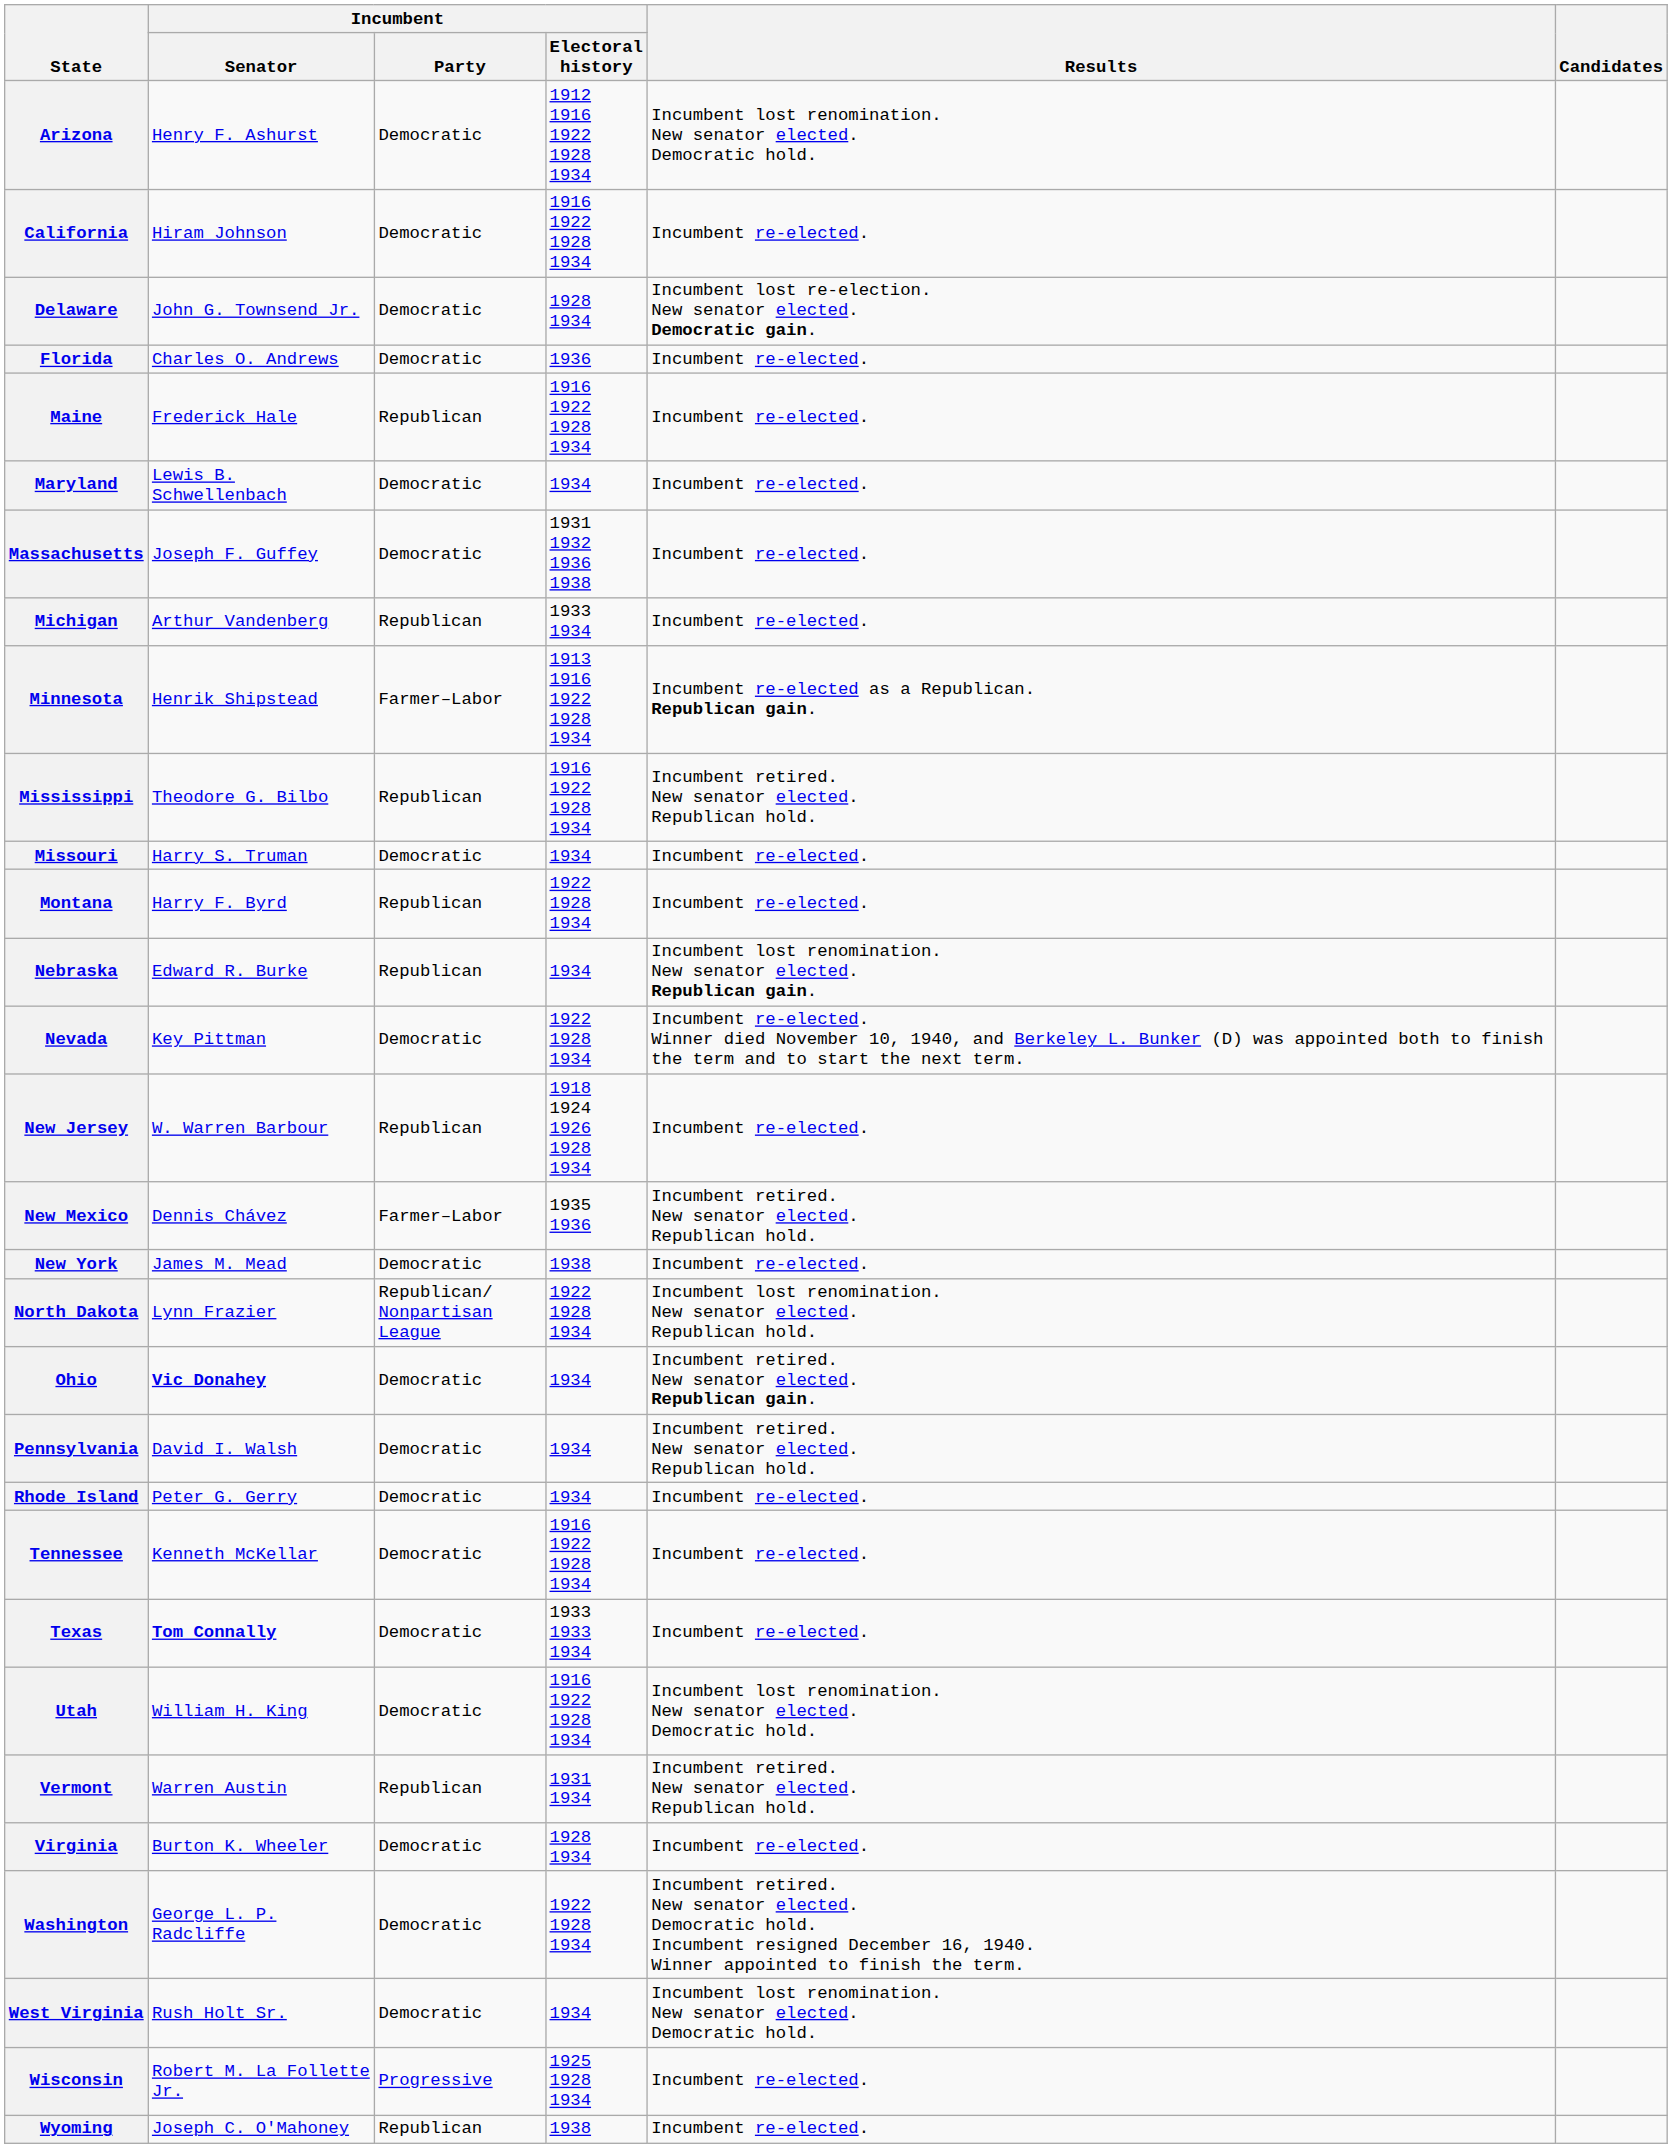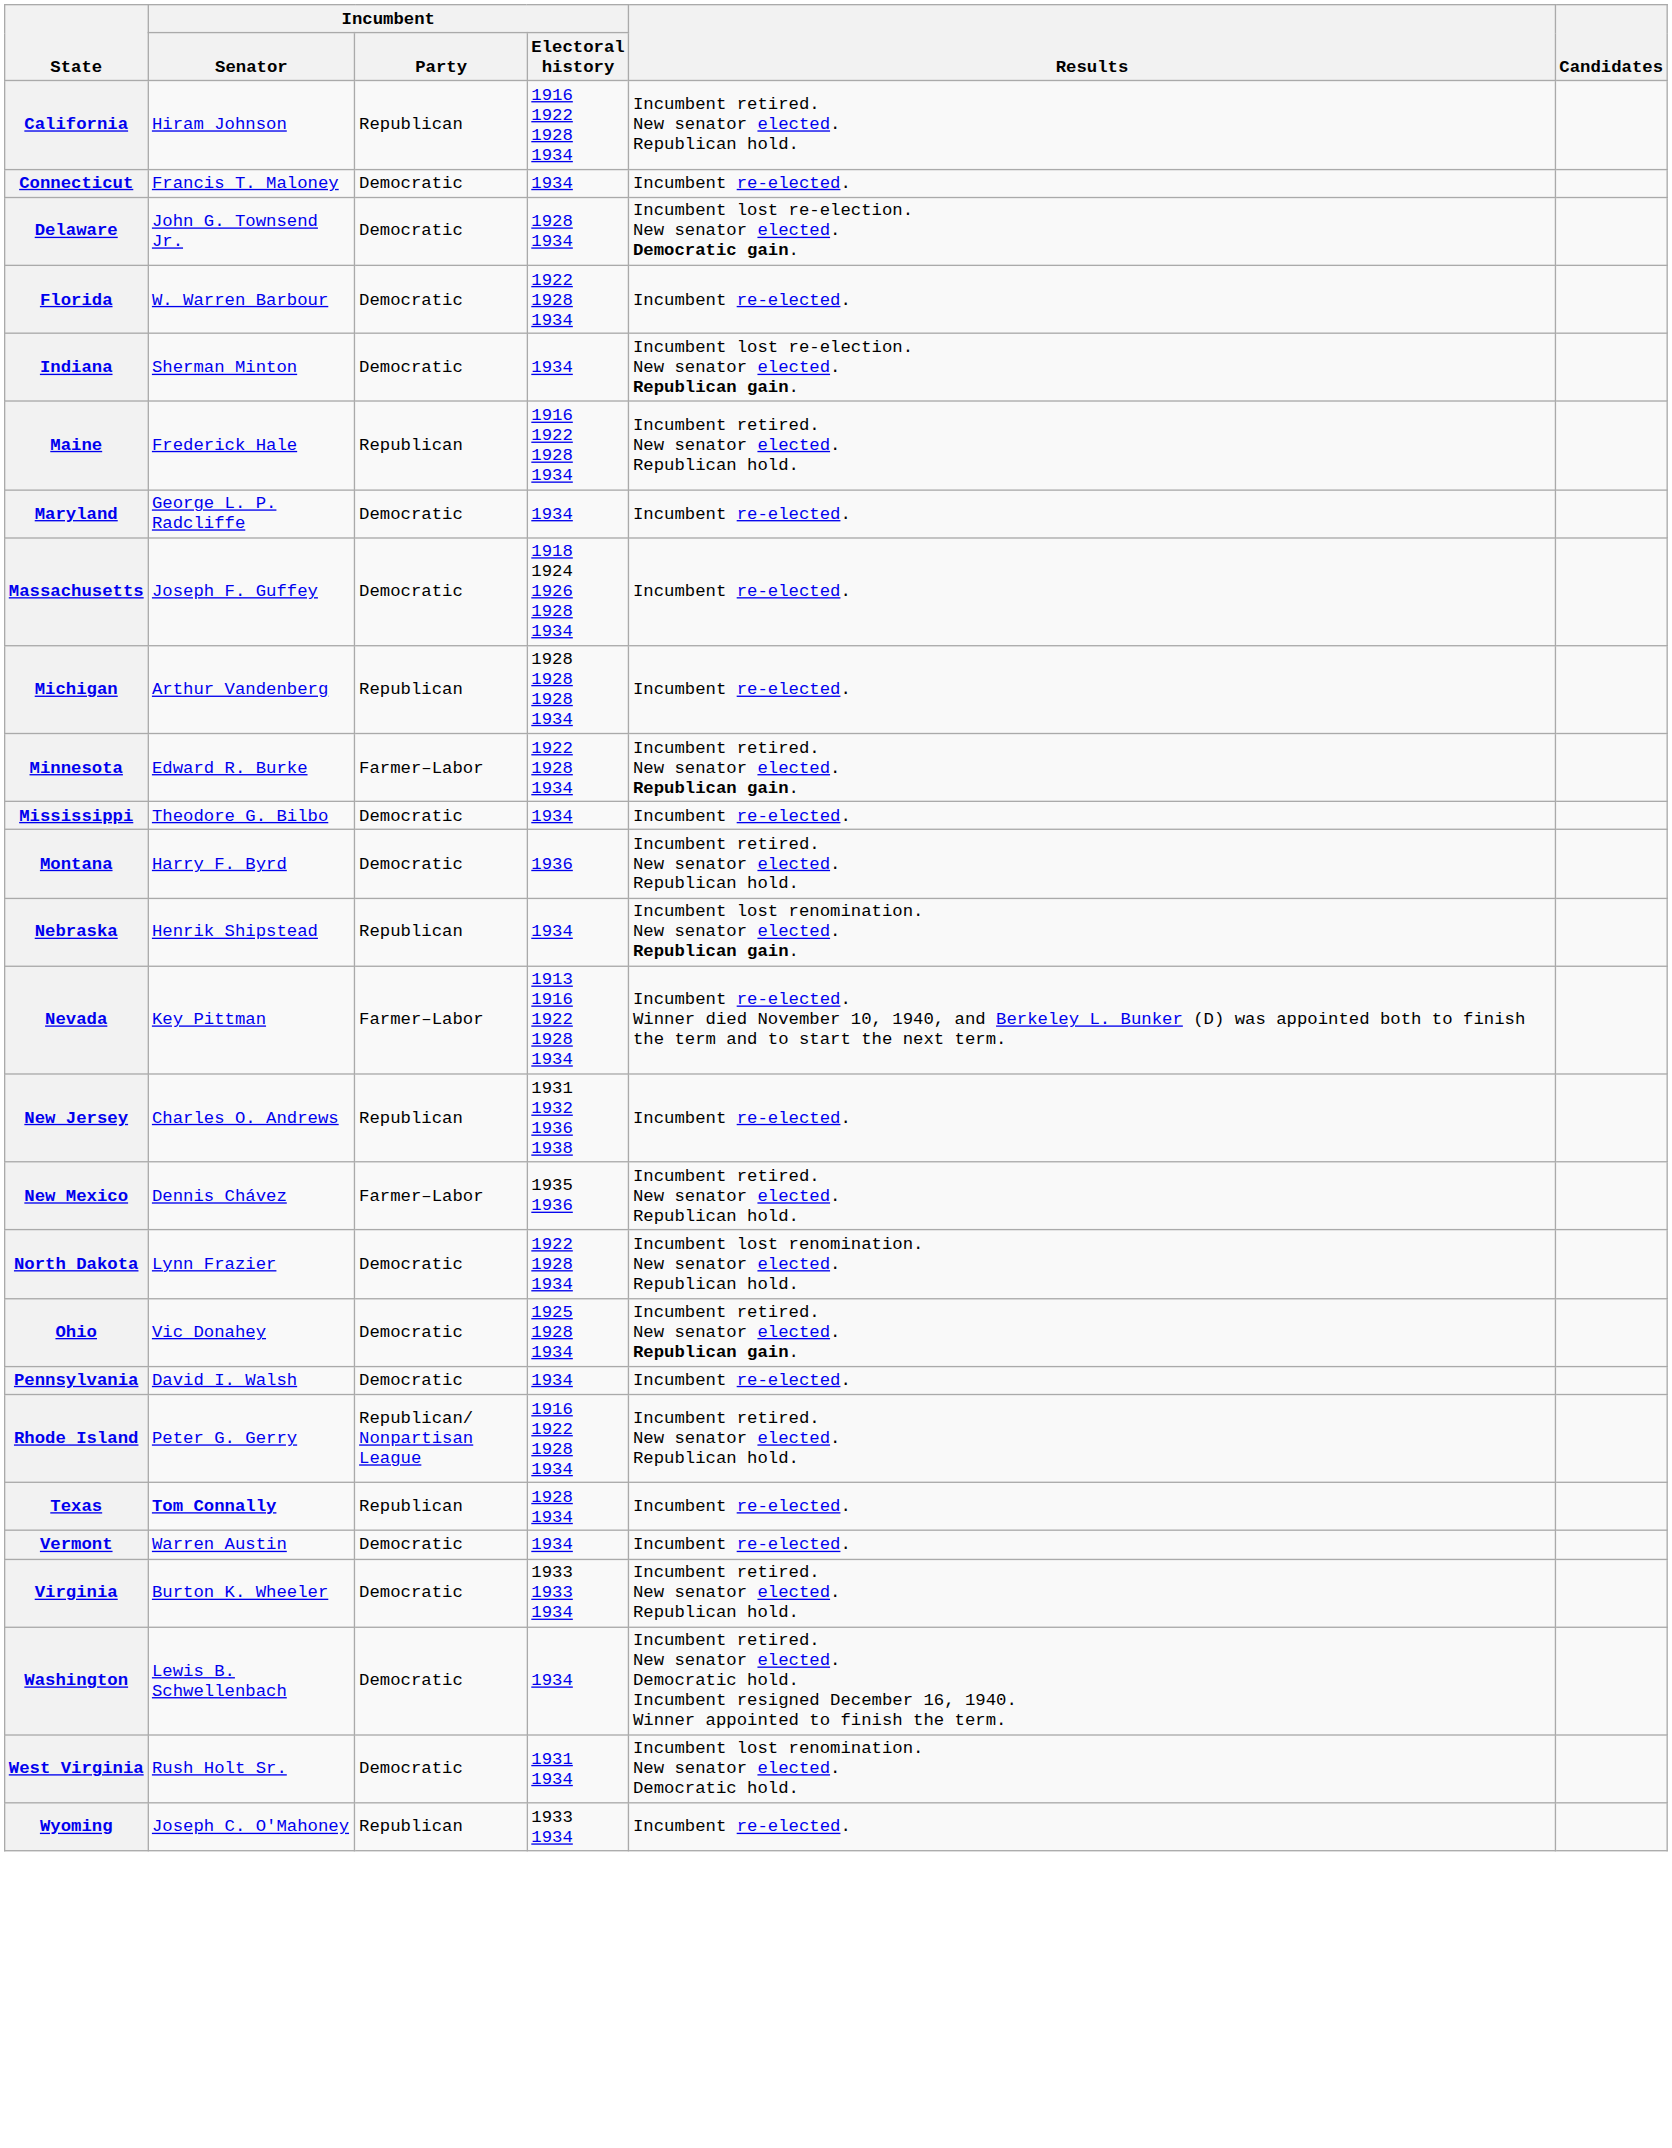- row: (76, 135)
(430, 233) Democratic -> (411, 125) Republican
(760, 233) Incumbent re-elected. -> (737, 125) Incumbent retired. New senator elected. Republican hold.
+ row: (76, 183)
(245, 359) Charles O. Andrews -> (240, 299) W. Warren Barbour
(570, 359) 1936 -> (552, 299) 1922 1928 1934
+ row: (76, 367)
(760, 417) Incumbent re-elected. -> (737, 445) Incumbent retired. New senator elected. Republican hold.
(219, 485) Lewis B. Schwellenbach -> (214, 514) George L. P. Radcliffe
(570, 553) 1931 1932 1936 1938 -> (552, 592) 1918 1924 1926 1928 1934
(570, 621) 1933 1934 -> (552, 690) 1928 1928 1928 1934
(235, 700) Henrik Shipstead -> (230, 768) Edward R. Burke
(570, 700) 1913 1916 1922 1928 1934 -> (552, 768) 1922 1928 1934
(843, 700) Incumbent re-elected as a Republican. Republican gain. -> (737, 768) Incumbent retired. New senator elected. Republican gain.
(430, 798) Republican -> (411, 816) Democratic
(570, 798) 1916 1922 1928 1934 -> (552, 816) 1934
(755, 798) Incumbent retired. New senator elected. Republican hold. -> (742, 816) Incumbent re-elected.
- row: (76, 856)
(430, 904) Republican -> (411, 864) Democratic
(570, 904) 1922 1928 1934 -> (552, 864) 1936
(760, 904) Incumbent re-elected. -> (737, 864) Incumbent retired. New senator elected. Republican hold.
(230, 972) Edward R. Burke -> (235, 932) Henrik Shipstead
(430, 1040) Democratic -> (421, 1020) Farmer–Labor
(570, 1040) 1922 1928 1934 -> (552, 1020) 1913 1916 1922 1928 1934
(240, 1128) W. Warren Barbour -> (245, 1118) Charles O. Andrews
(570, 1128) 1918 1924 1926 1928 1934 -> (552, 1118) 1931 1932 1936 1938
- row: (76, 1264)
(436, 1312) Republican/ Nonpartisan League -> (411, 1264) Democratic
(209, 1380) bold -> (209, 1332) normal
(570, 1380) 1934 -> (552, 1332) 1925 1928 1934
(755, 1448) Incumbent retired. New senator elected. Republican hold. -> (742, 1380) Incumbent re-elected.
(430, 1497) Democratic -> (416, 1438) Republican/ Nonpartisan League
(570, 1497) 1934 -> (552, 1438) 1916 1922 1928 1934
(760, 1497) Incumbent re-elected. -> (737, 1438) Incumbent retired. New senator elected. Republican hold.
- row: (76, 1555)
(430, 1633) Democratic -> (411, 1507) Republican
(570, 1633) 1933 1933 1934 -> (552, 1507) 1928 1934
- row: (76, 1711)
(430, 1789) Republican -> (411, 1545) Democratic
(570, 1789) 1931 1934 -> (552, 1545) 1934
(755, 1789) Incumbent retired. New senator elected. Republican hold. -> (742, 1545) Incumbent re-elected.
(570, 1847) 1928 1934 -> (552, 1593) 1933 1933 1934
(760, 1847) Incumbent re-elected. -> (737, 1593) Incumbent retired. New senator elected. Republican hold.
(214, 1925) George L. P. Radcliffe -> (219, 1681) Lewis B. Schwellenbach
(570, 1925) 1922 1928 1934 -> (552, 1681) 1934
(570, 2013) 1934 -> (552, 1769) 1931 1934
- row: (76, 2081)
(570, 2129) 1938 -> (552, 1827) 1933 1934
